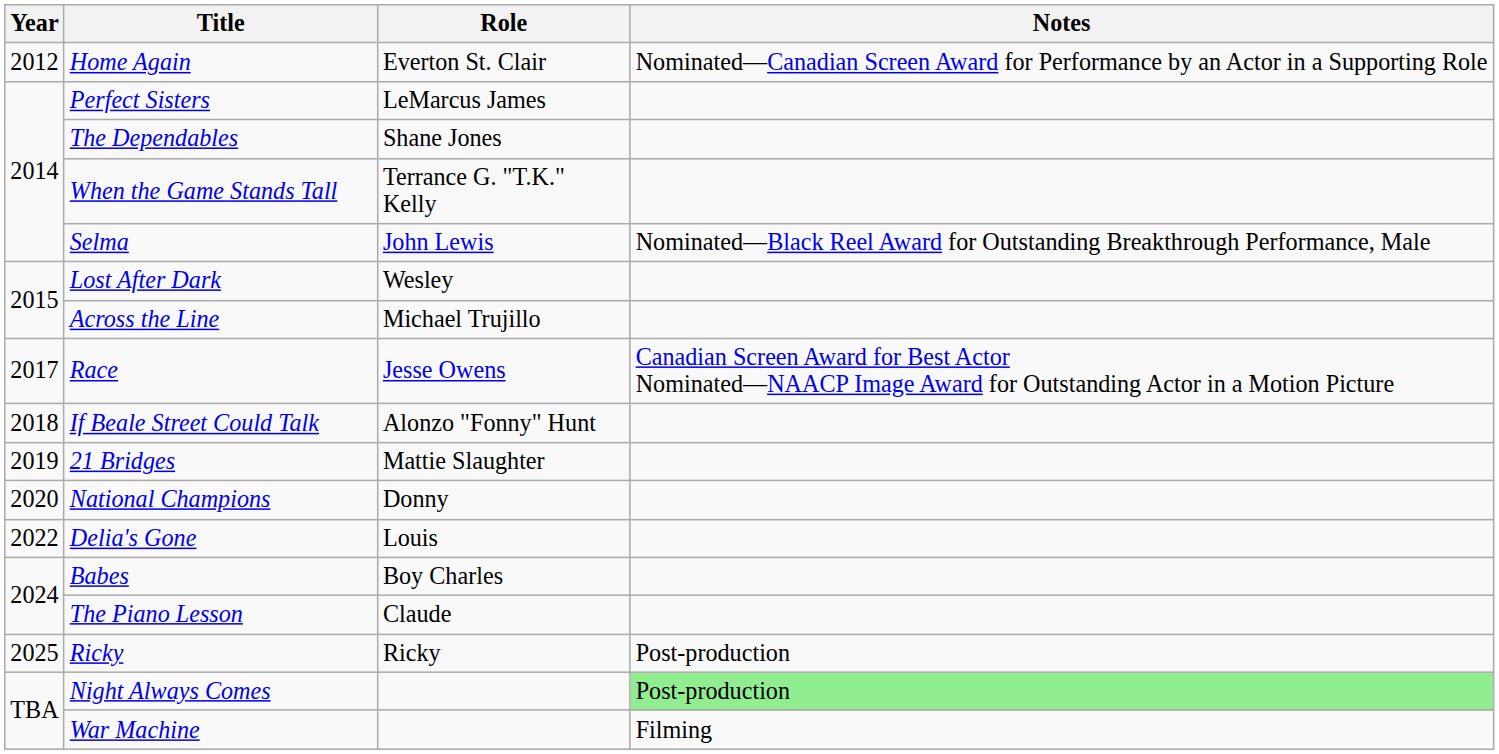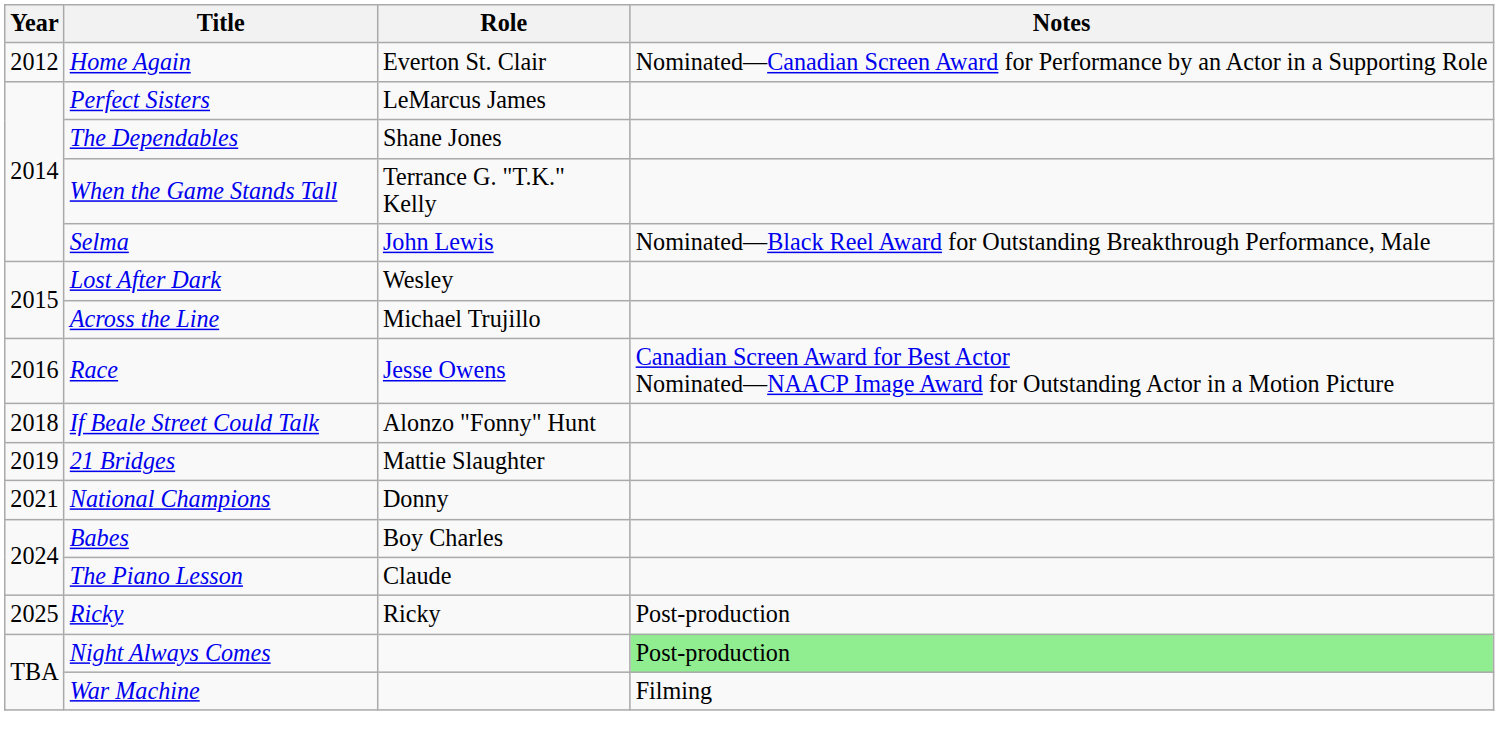(34, 370) 2017 -> (34, 370) 2016
(34, 499) 2020 -> (34, 499) 2021
- row: (133, 537)
